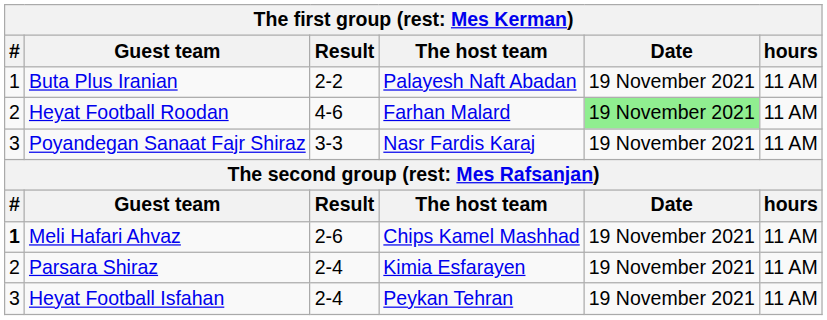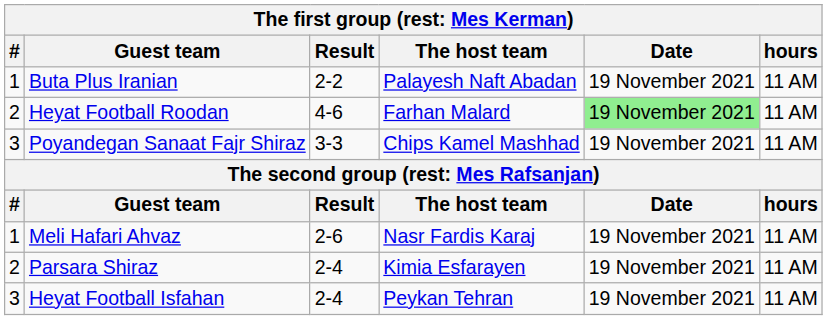(459, 143) Nasr Fardis Karaj -> (482, 143) Chips Kamel Mashhad
(15, 236) bold -> (15, 236) normal
(482, 236) Chips Kamel Mashhad -> (459, 236) Nasr Fardis Karaj
